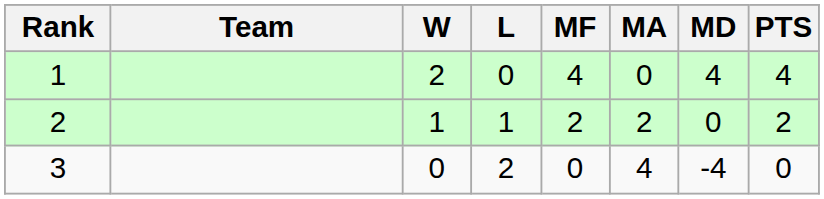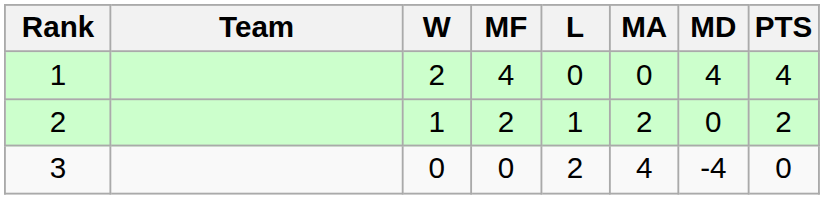columns swapped: (506, 27) <-> (575, 27)
